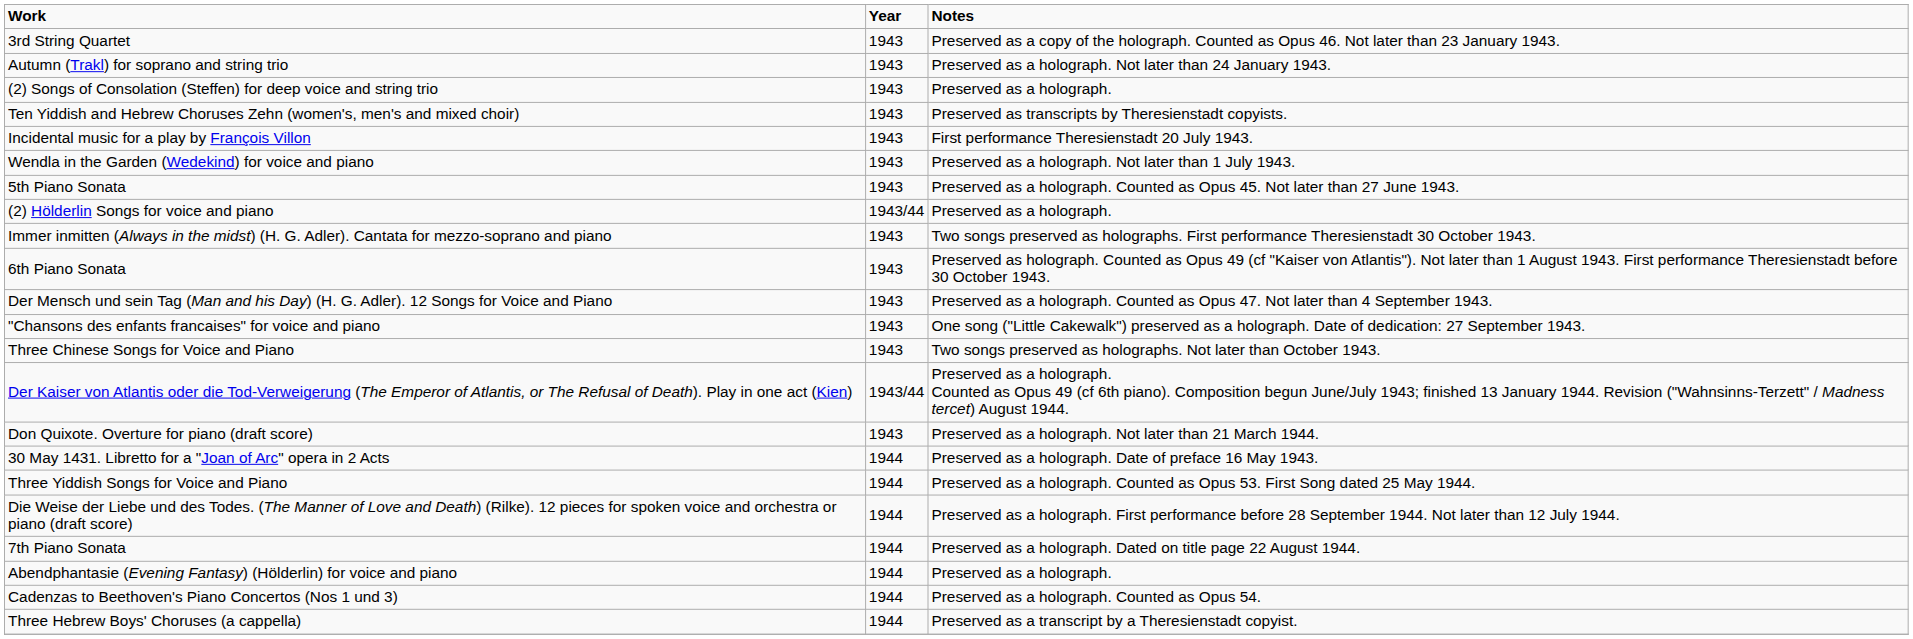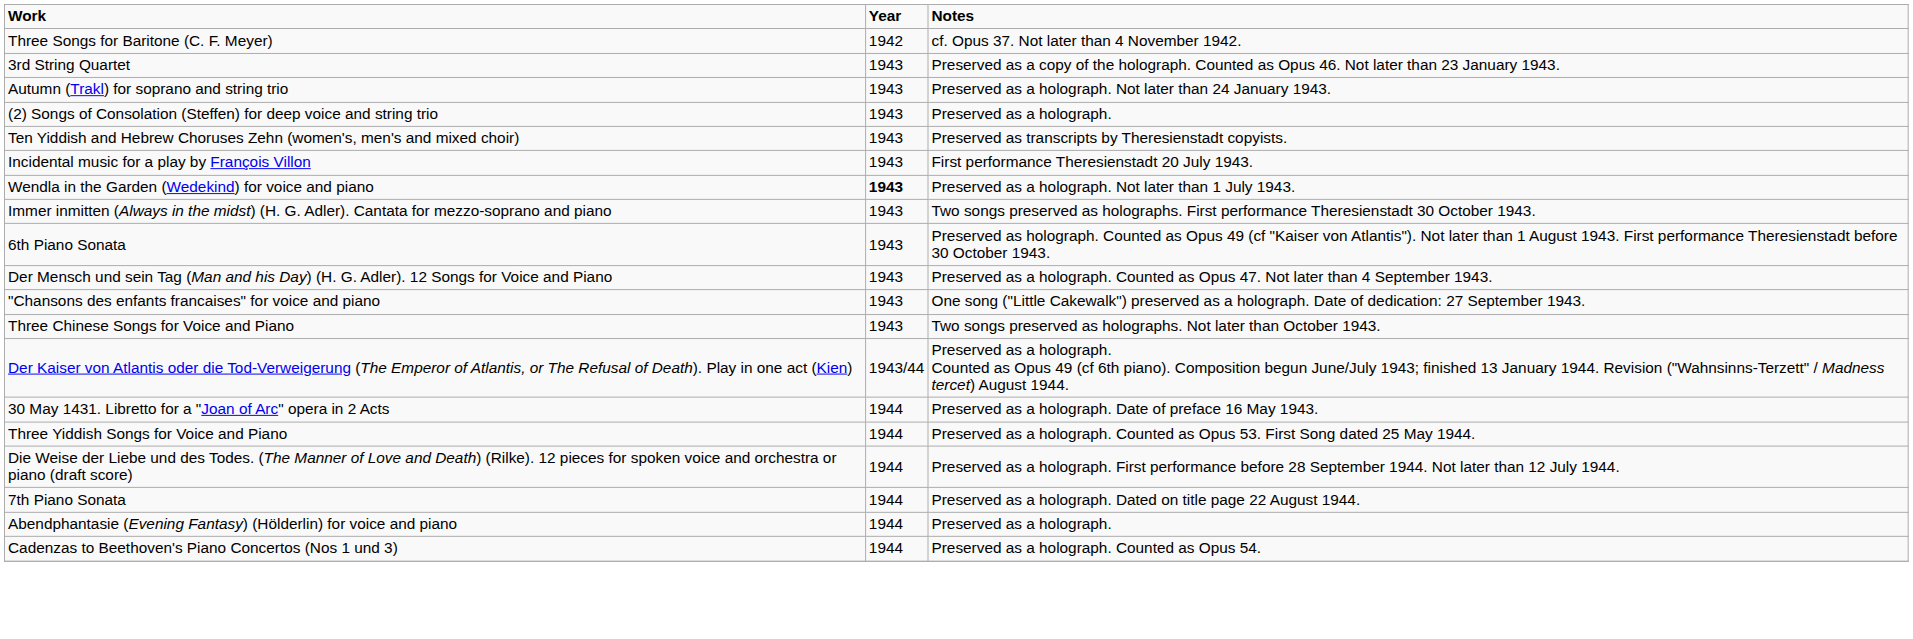+ row: (140, 41)
(886, 162) normal -> (886, 187) bold
- row: (67, 187)
- row: (141, 211)
- row: (160, 433)
- row: (155, 621)
